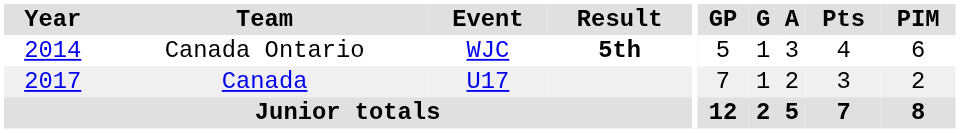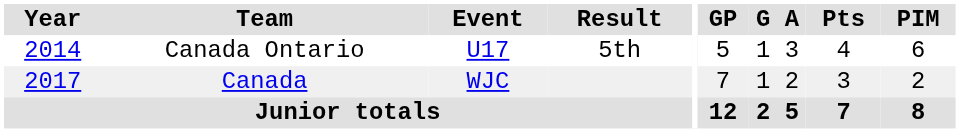(488, 51) WJC -> (488, 51) U17
(620, 51) bold -> (620, 51) normal
(488, 82) U17 -> (488, 82) WJC
